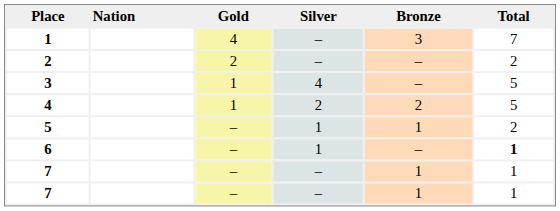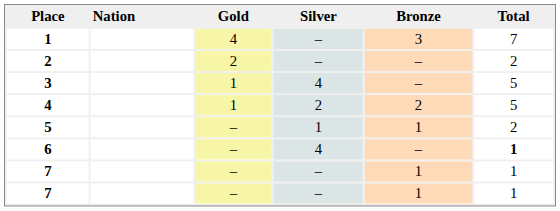(318, 149) 1 -> (318, 149) 4
